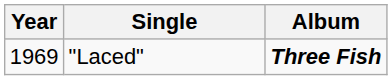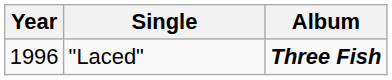(34, 56) 1969 -> (34, 56) 1996
